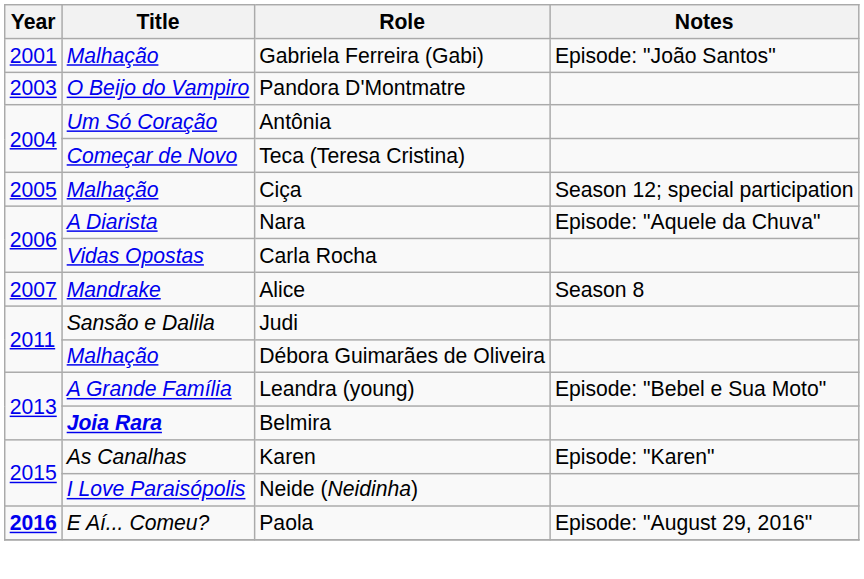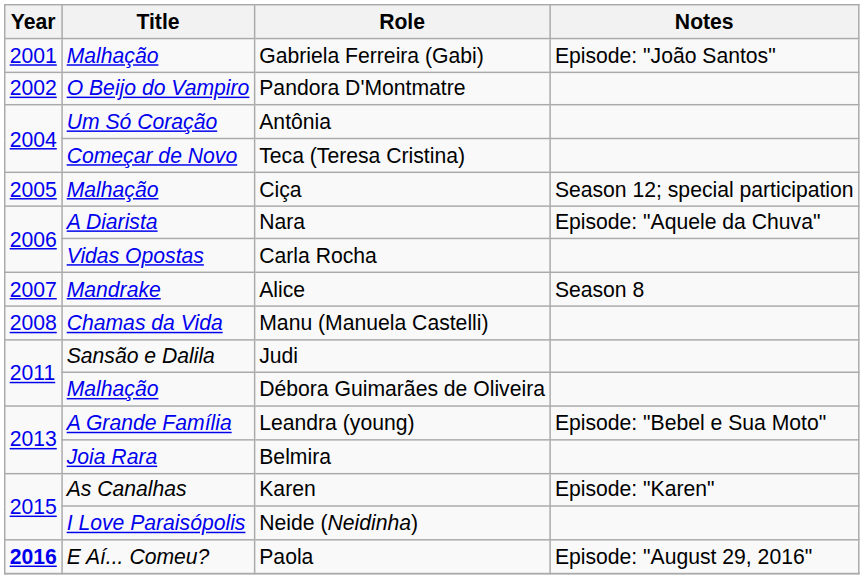(33, 89) 2003 -> (33, 89) 2002
+ row: (374, 323)
(114, 423) bold -> (112, 457) normal
